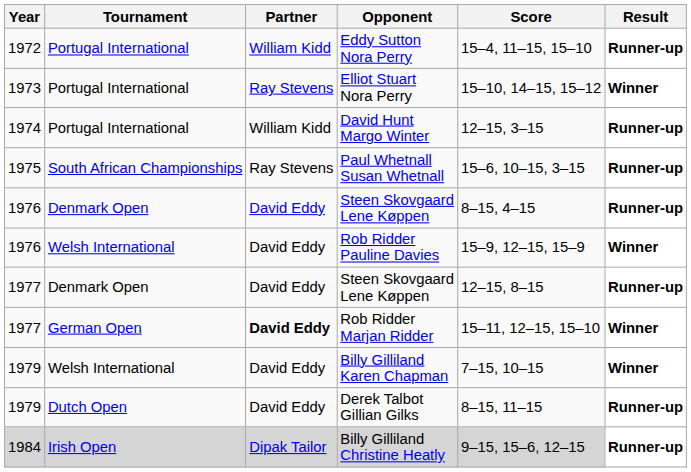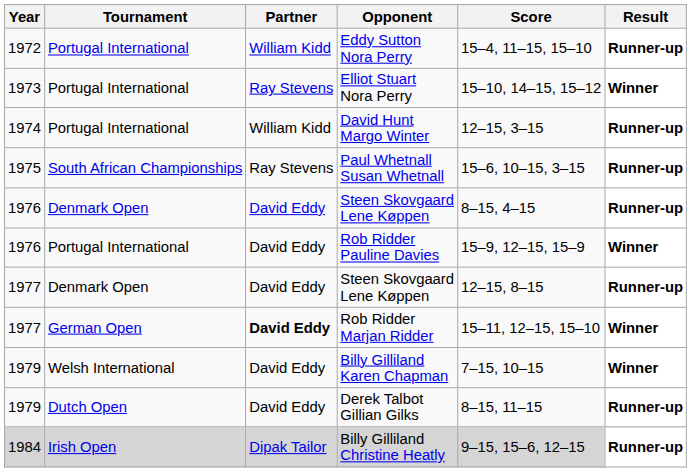(111, 248) Welsh International -> (118, 248) Portugal International
